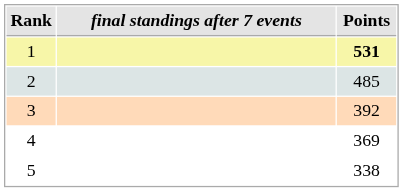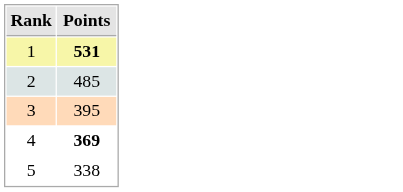- column: (196, 20)
(367, 110) 392 -> (87, 110) 395
(367, 140) normal -> (87, 140) bold
